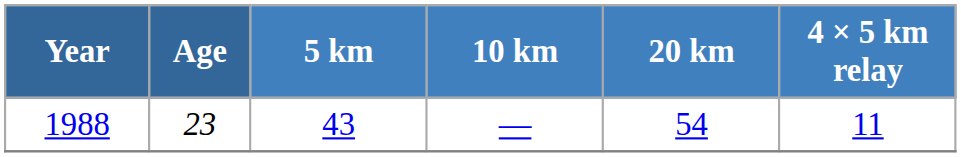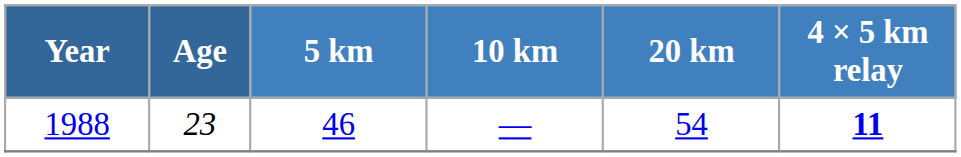(339, 124) 43 -> (339, 124) 46
(868, 124) normal -> (868, 124) bold
